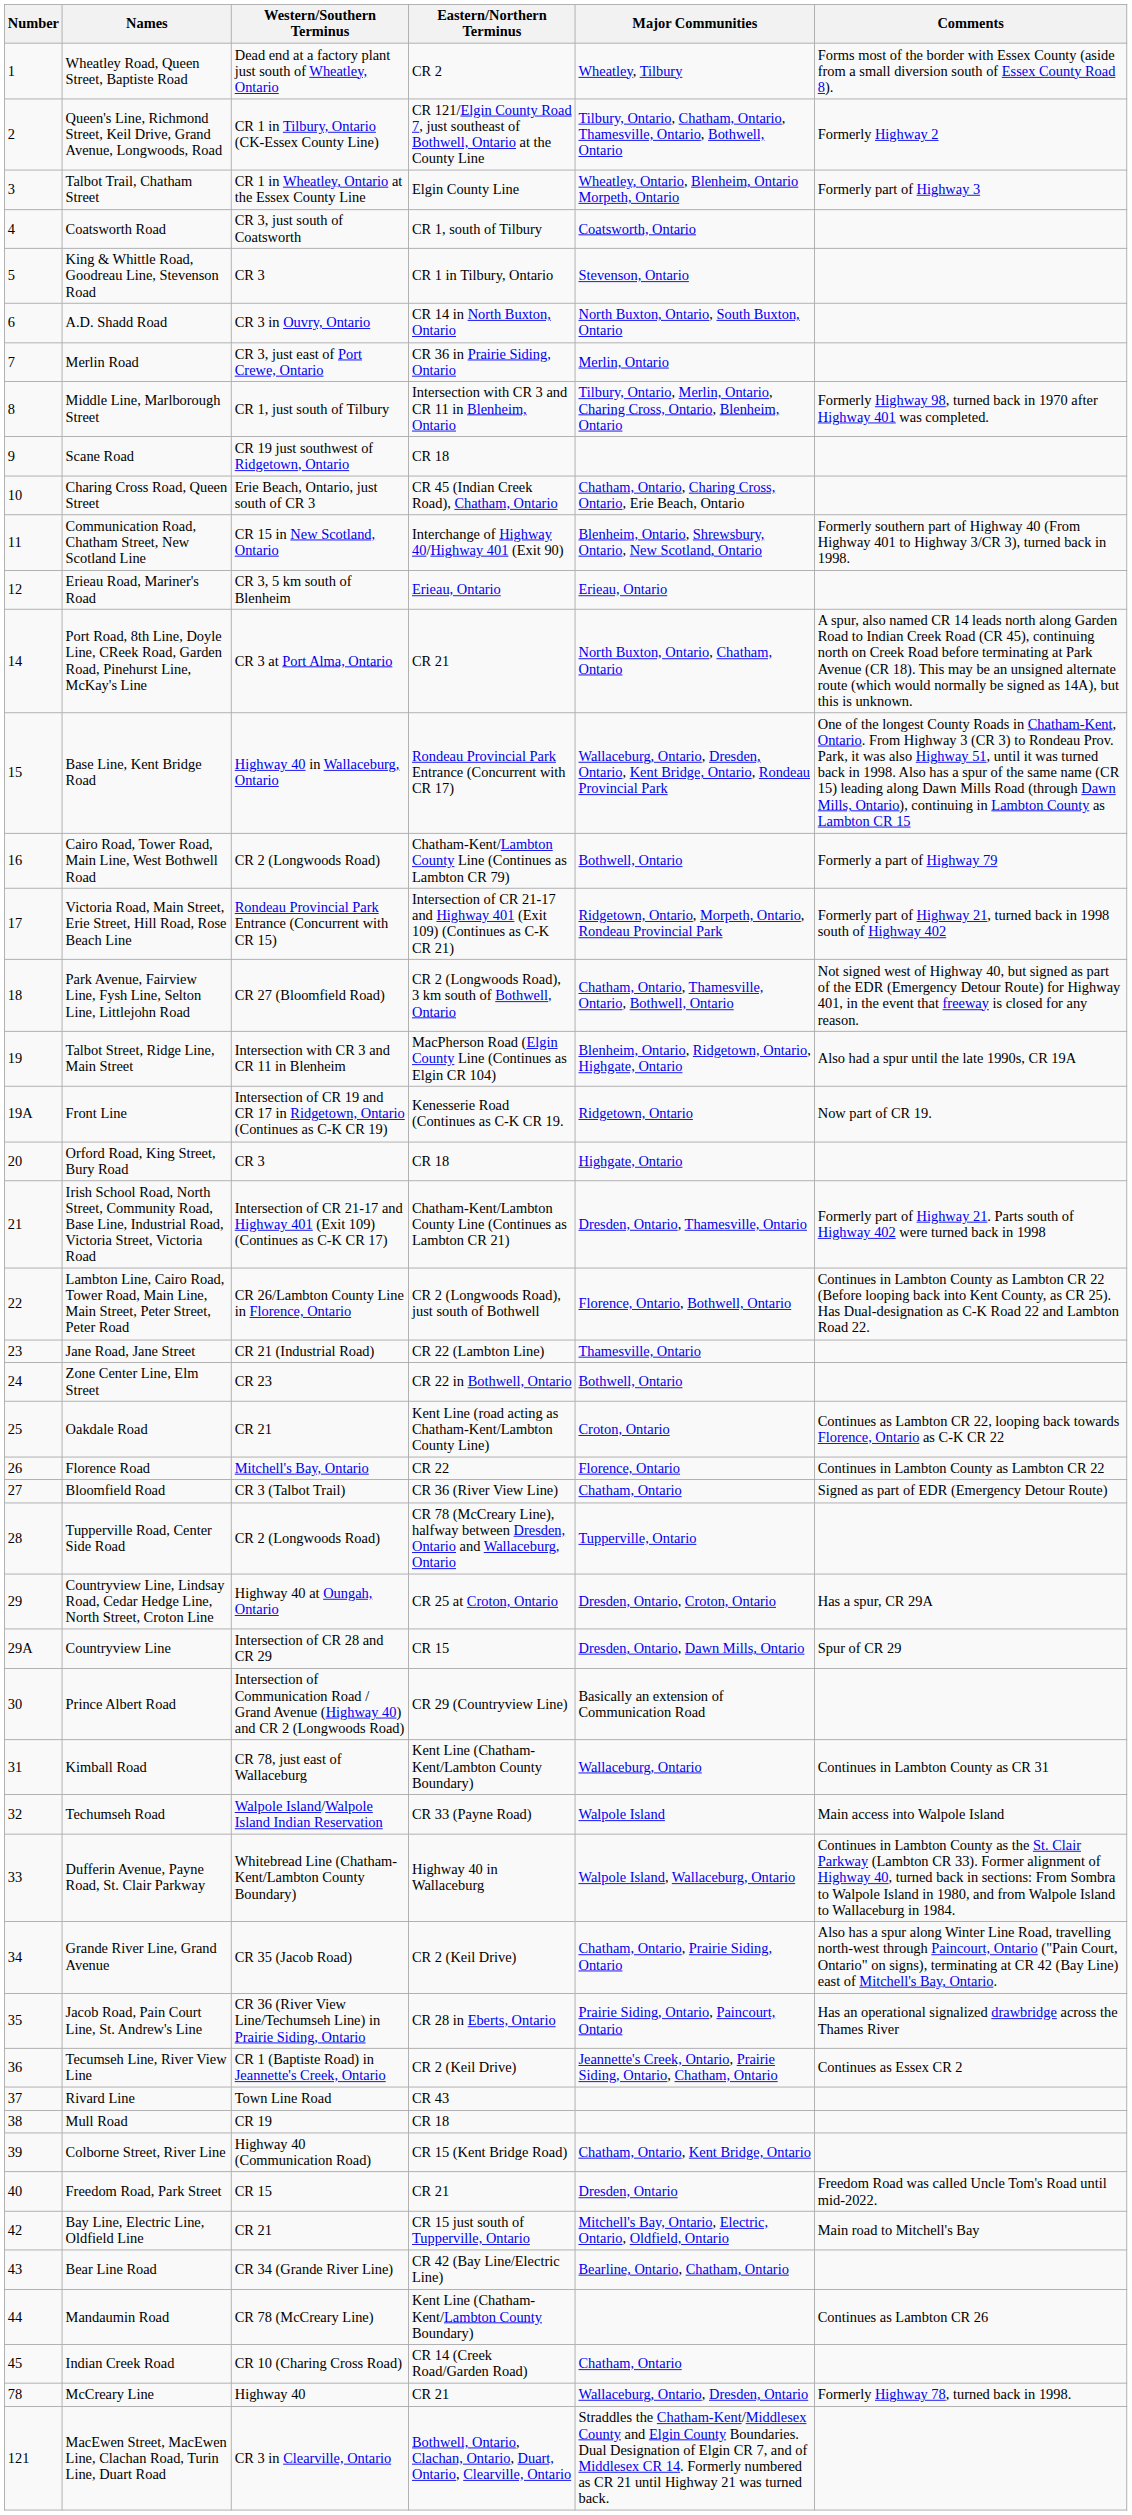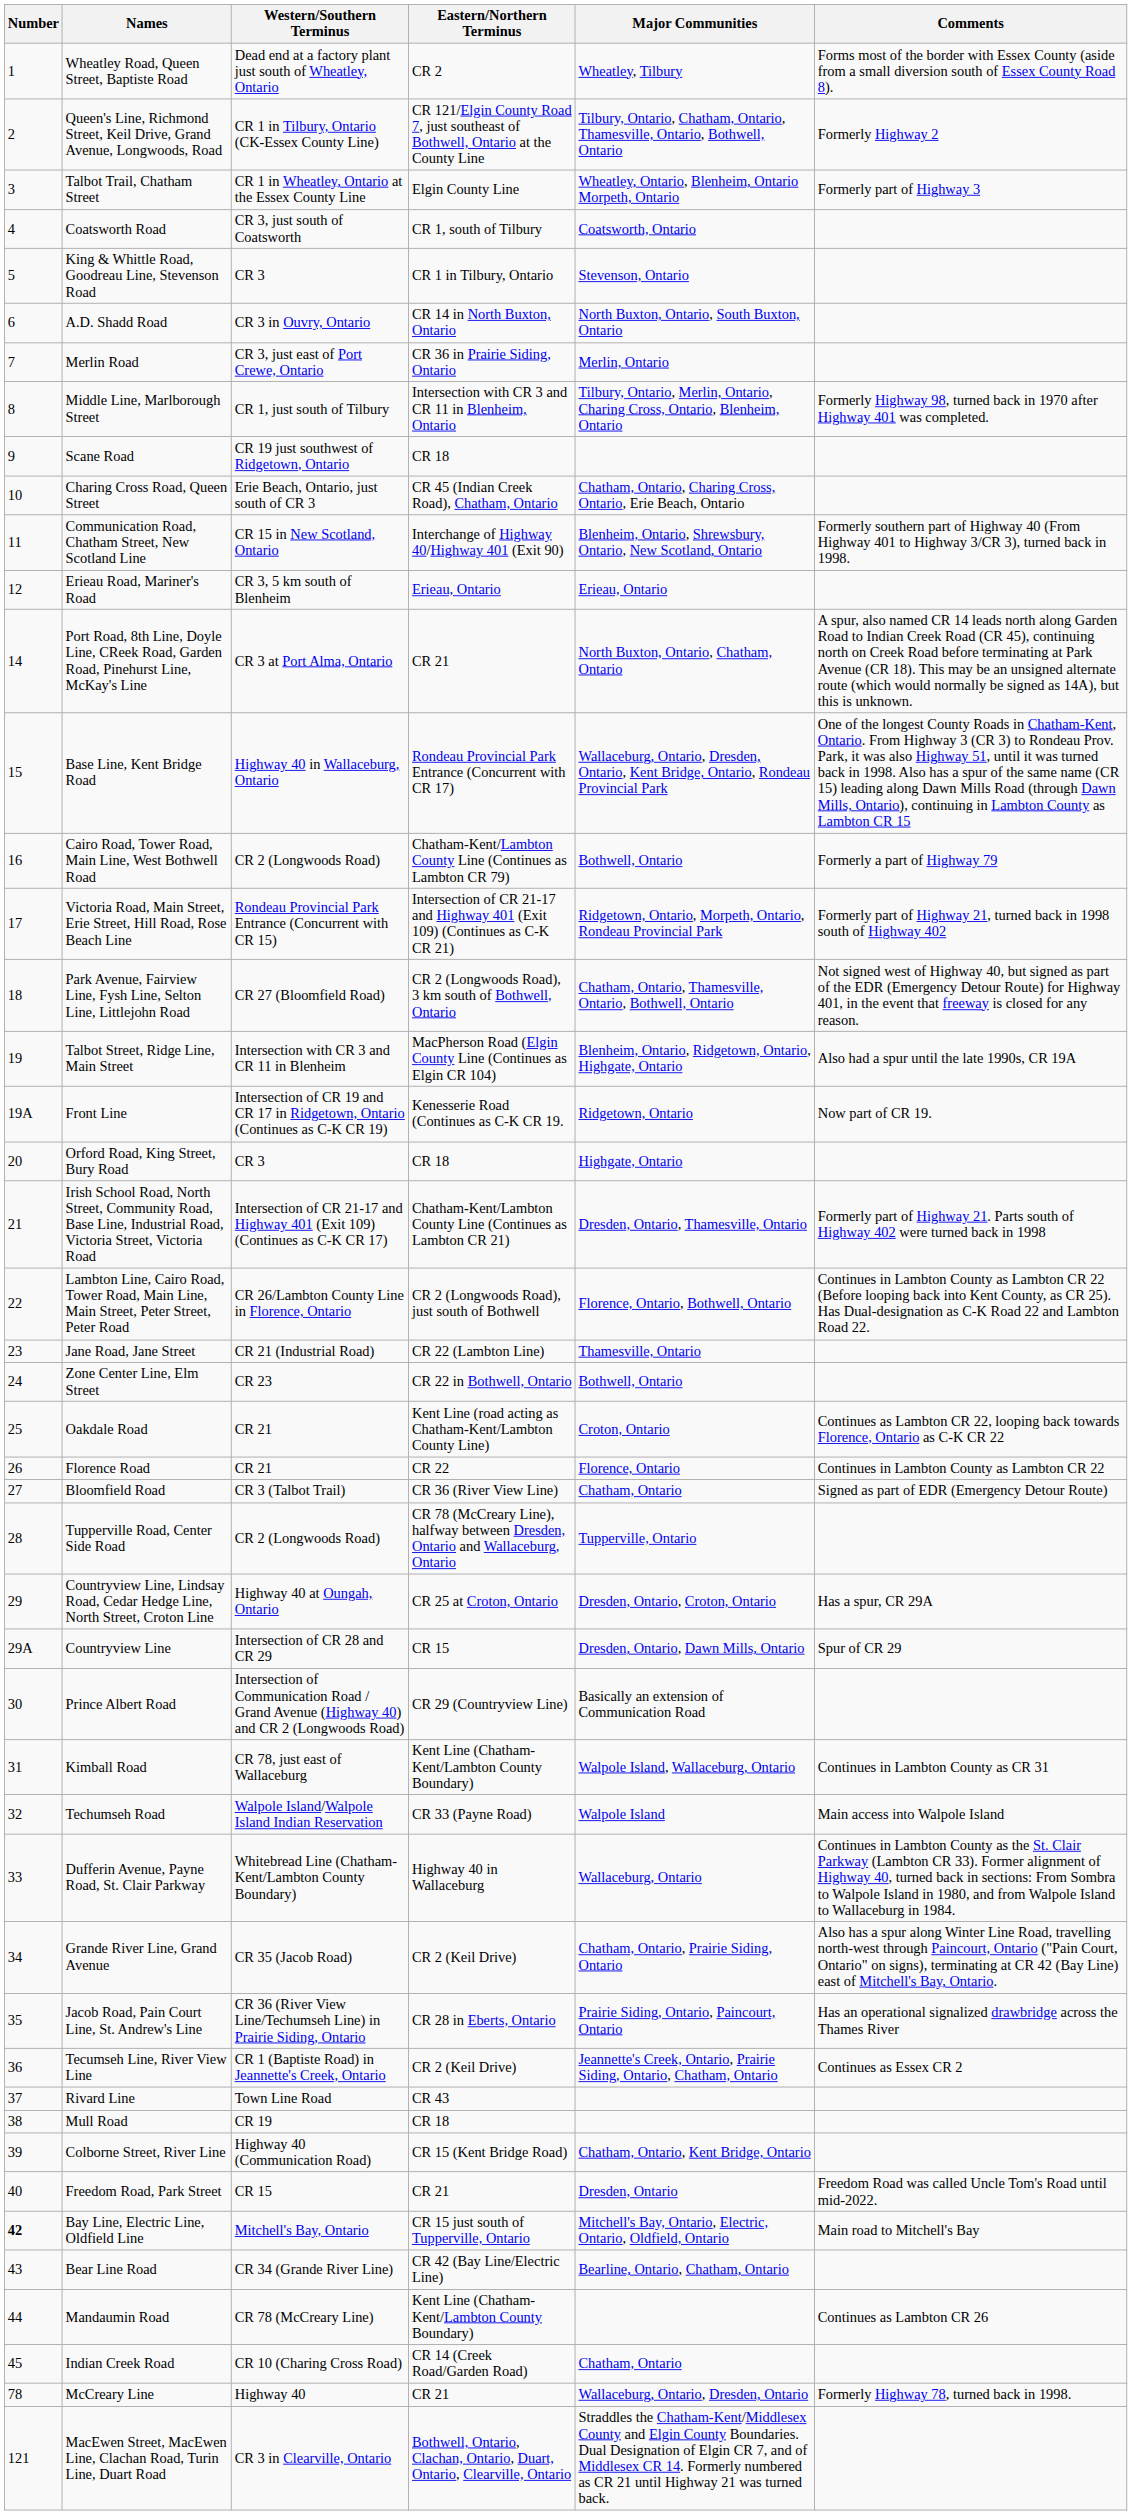(302, 1468) Mitchell's Bay, Ontario -> (253, 1468) CR 21
(640, 1767) Wallaceburg, Ontario -> (687, 1767) Walpole Island, Wallaceburg, Ontario
(687, 1877) Walpole Island, Wallaceburg, Ontario -> (640, 1877) Wallaceburg, Ontario
(15, 2230) normal -> (15, 2230) bold
(253, 2230) CR 21 -> (302, 2230) Mitchell's Bay, Ontario
